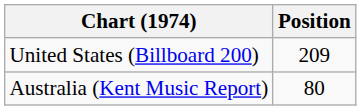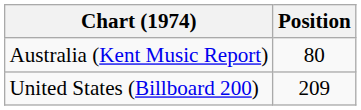rows swapped: (134, 54) <-> (139, 88)
